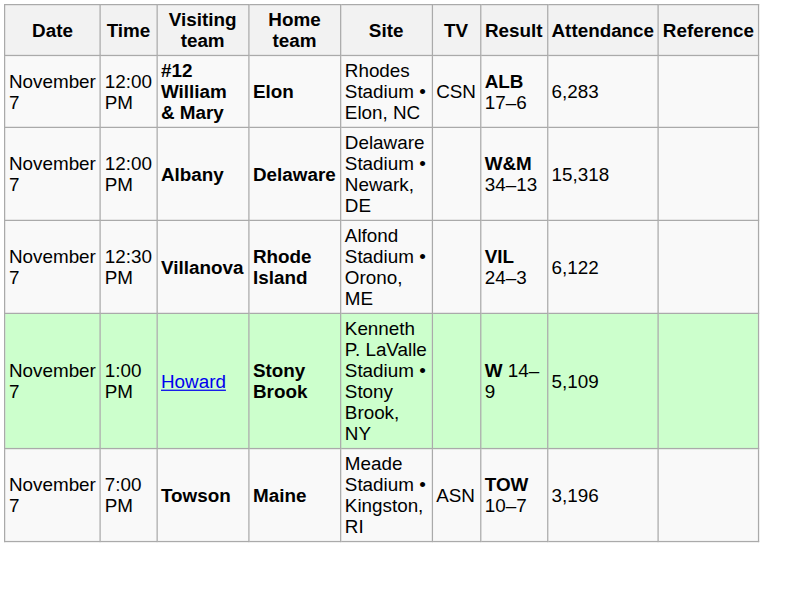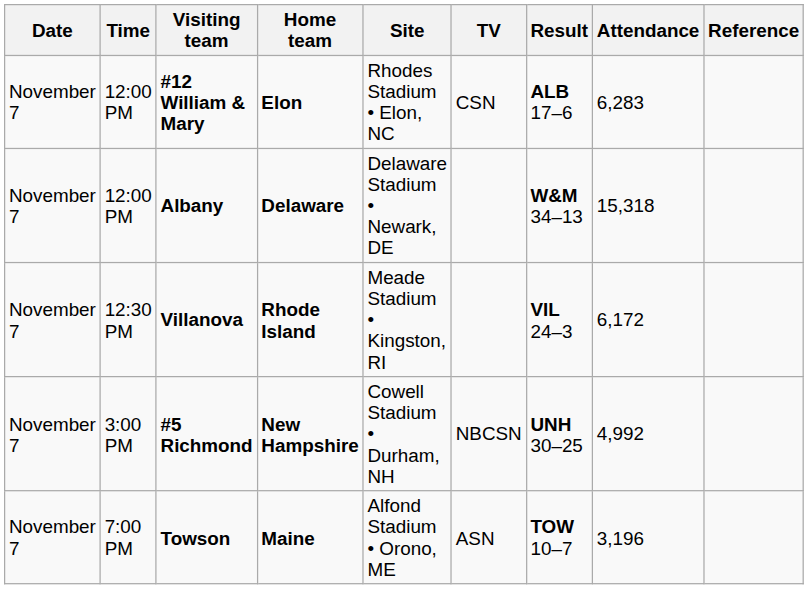(385, 267) Alfond Stadium • Orono, ME -> (407, 320) Meade Stadium • Kingston, RI
(575, 267) 6,122 -> (620, 320) 6,172
- row: (193, 381)
+ row: (207, 434)
(385, 496) Meade Stadium • Kingston, RI -> (402, 538) Alfond Stadium • Orono, ME
